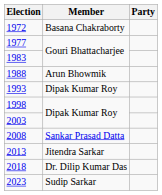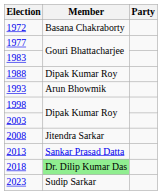(76, 74) Arun Bhowmik -> (81, 74) Dipak Kumar Roy
(81, 89) Dipak Kumar Roy -> (76, 89) Arun Bhowmik
(85, 136) Sankar Prasad Datta -> (75, 136) Jitendra Sarkar
(75, 151) Jitendra Sarkar -> (85, 151) Sankar Prasad Datta
(86, 167) no background -> (86, 167) lightgreen background
